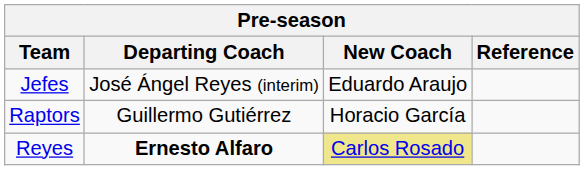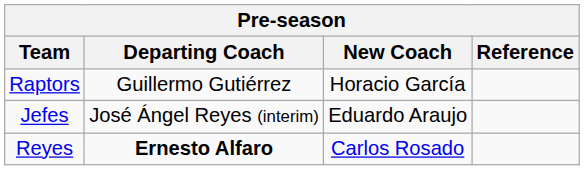rows swapped: (45, 84) <-> (45, 116)
(398, 148) khaki background -> (398, 148) no background
